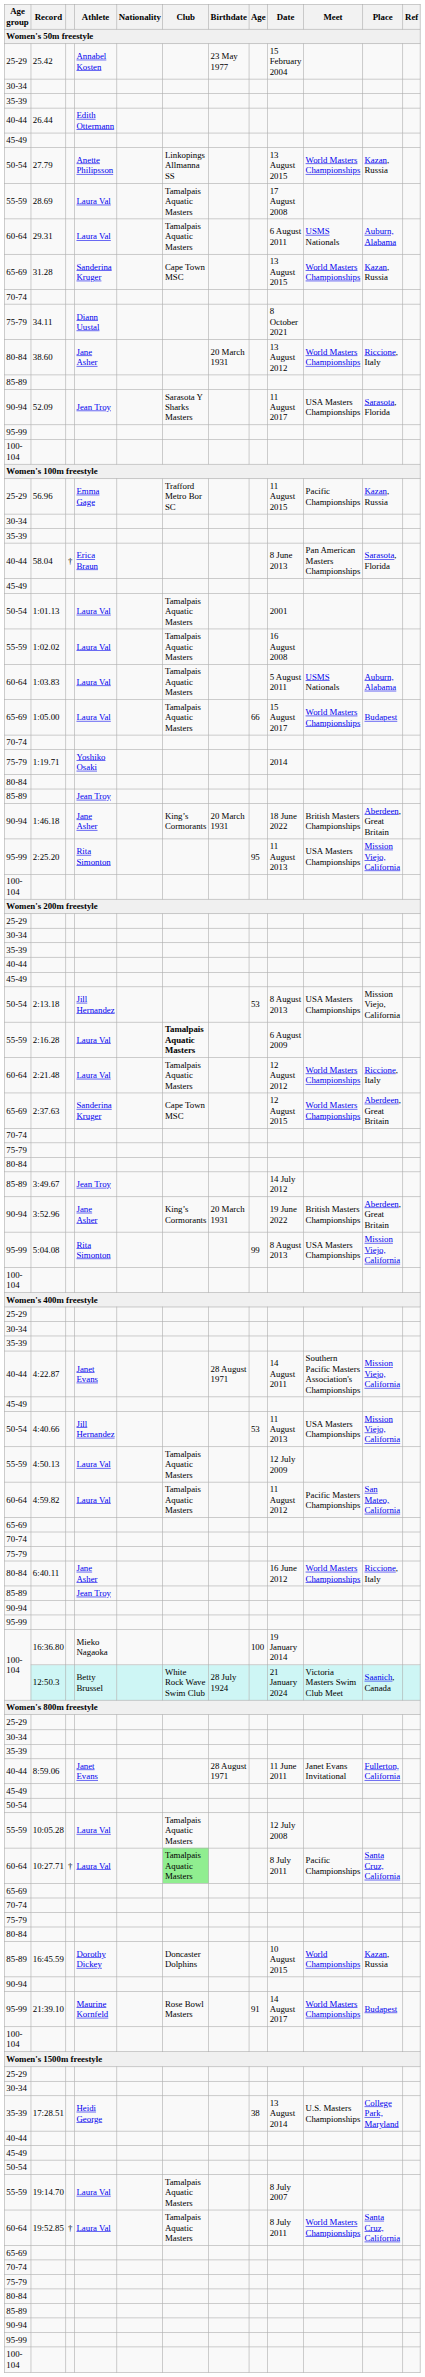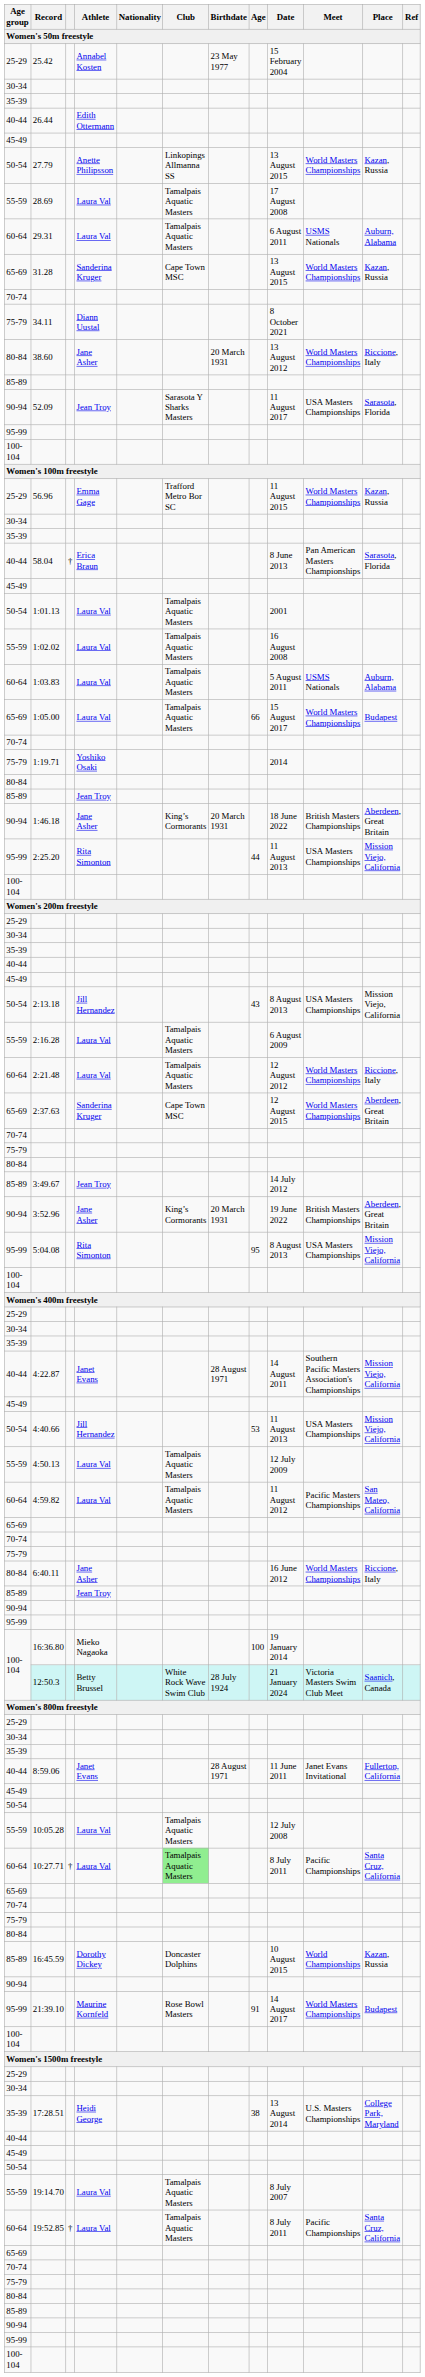(333, 496) Pacific Championships -> (333, 496) World Masters Championships
(255, 857) 95 -> (255, 857) 44
(255, 1004) 53 -> (255, 1004) 43
(184, 1040) bold -> (183, 1040) normal
(255, 1250) 99 -> (255, 1250) 95
(333, 2228) World Masters Championships -> (333, 2228) Pacific Championships
